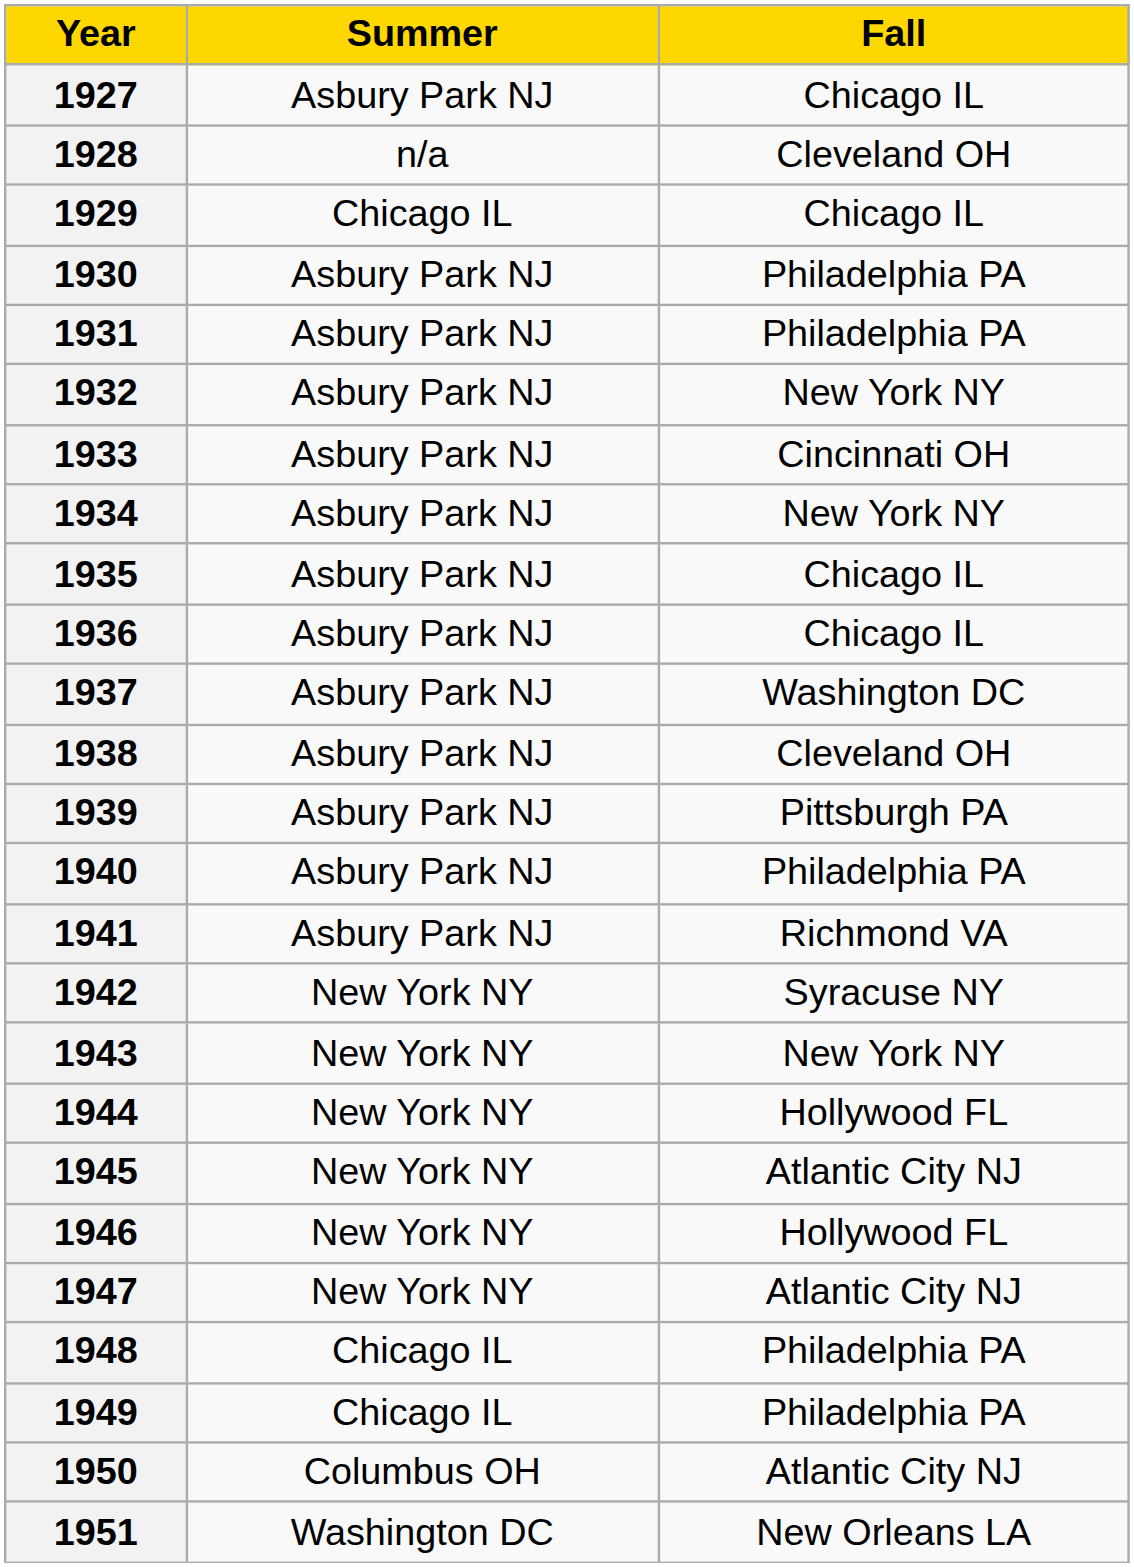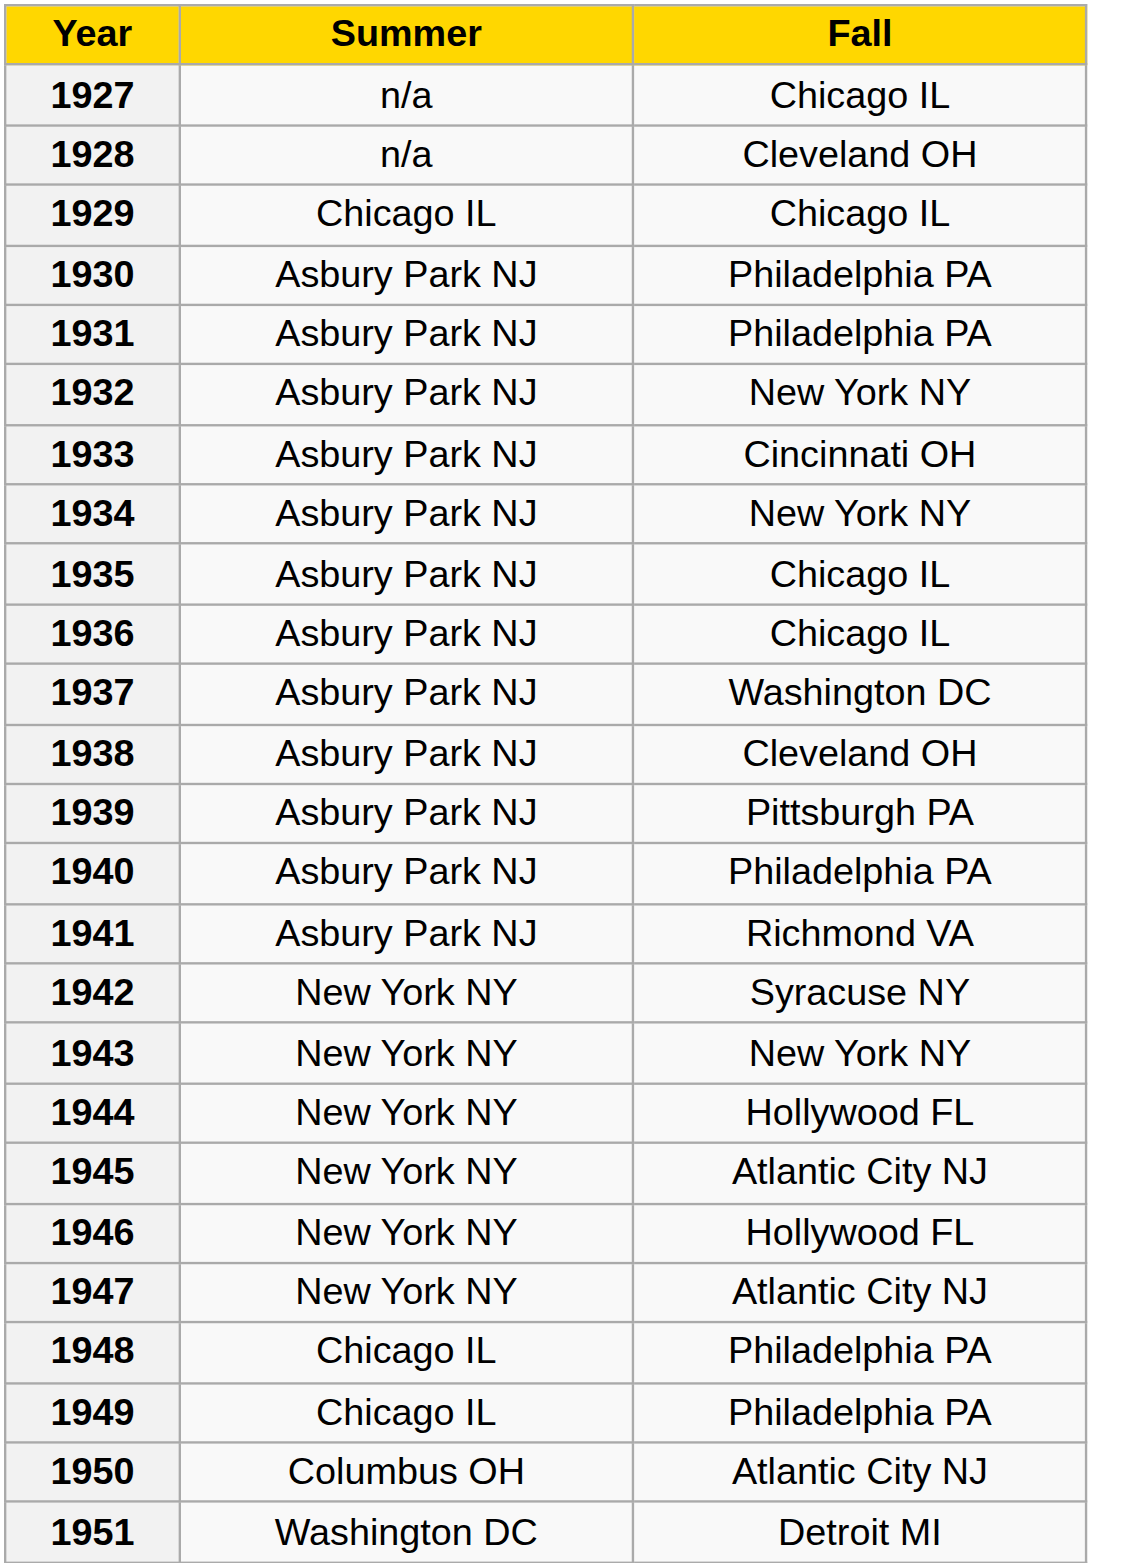(422, 94) Asbury Park NJ -> (406, 94) n/a
(894, 1531) New Orleans LA -> (860, 1531) Detroit MI
